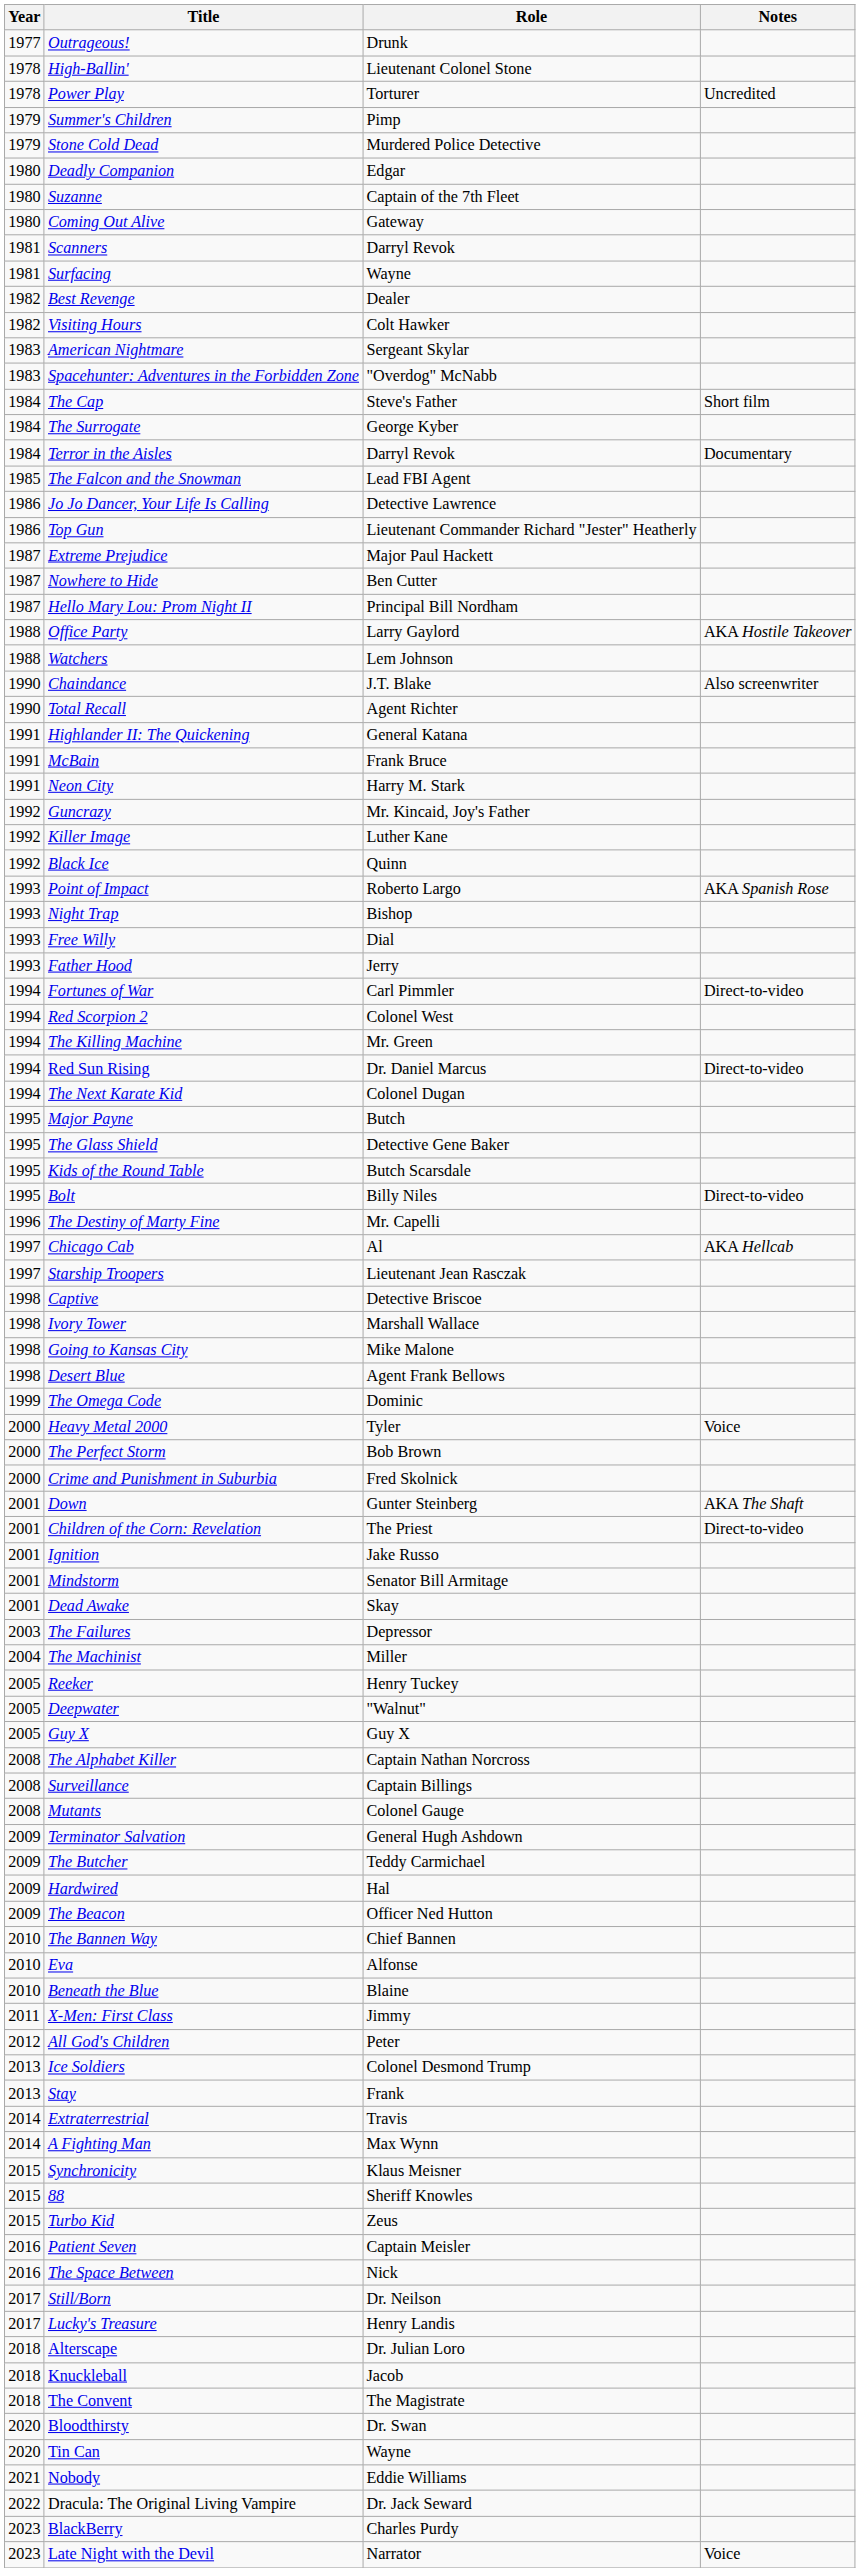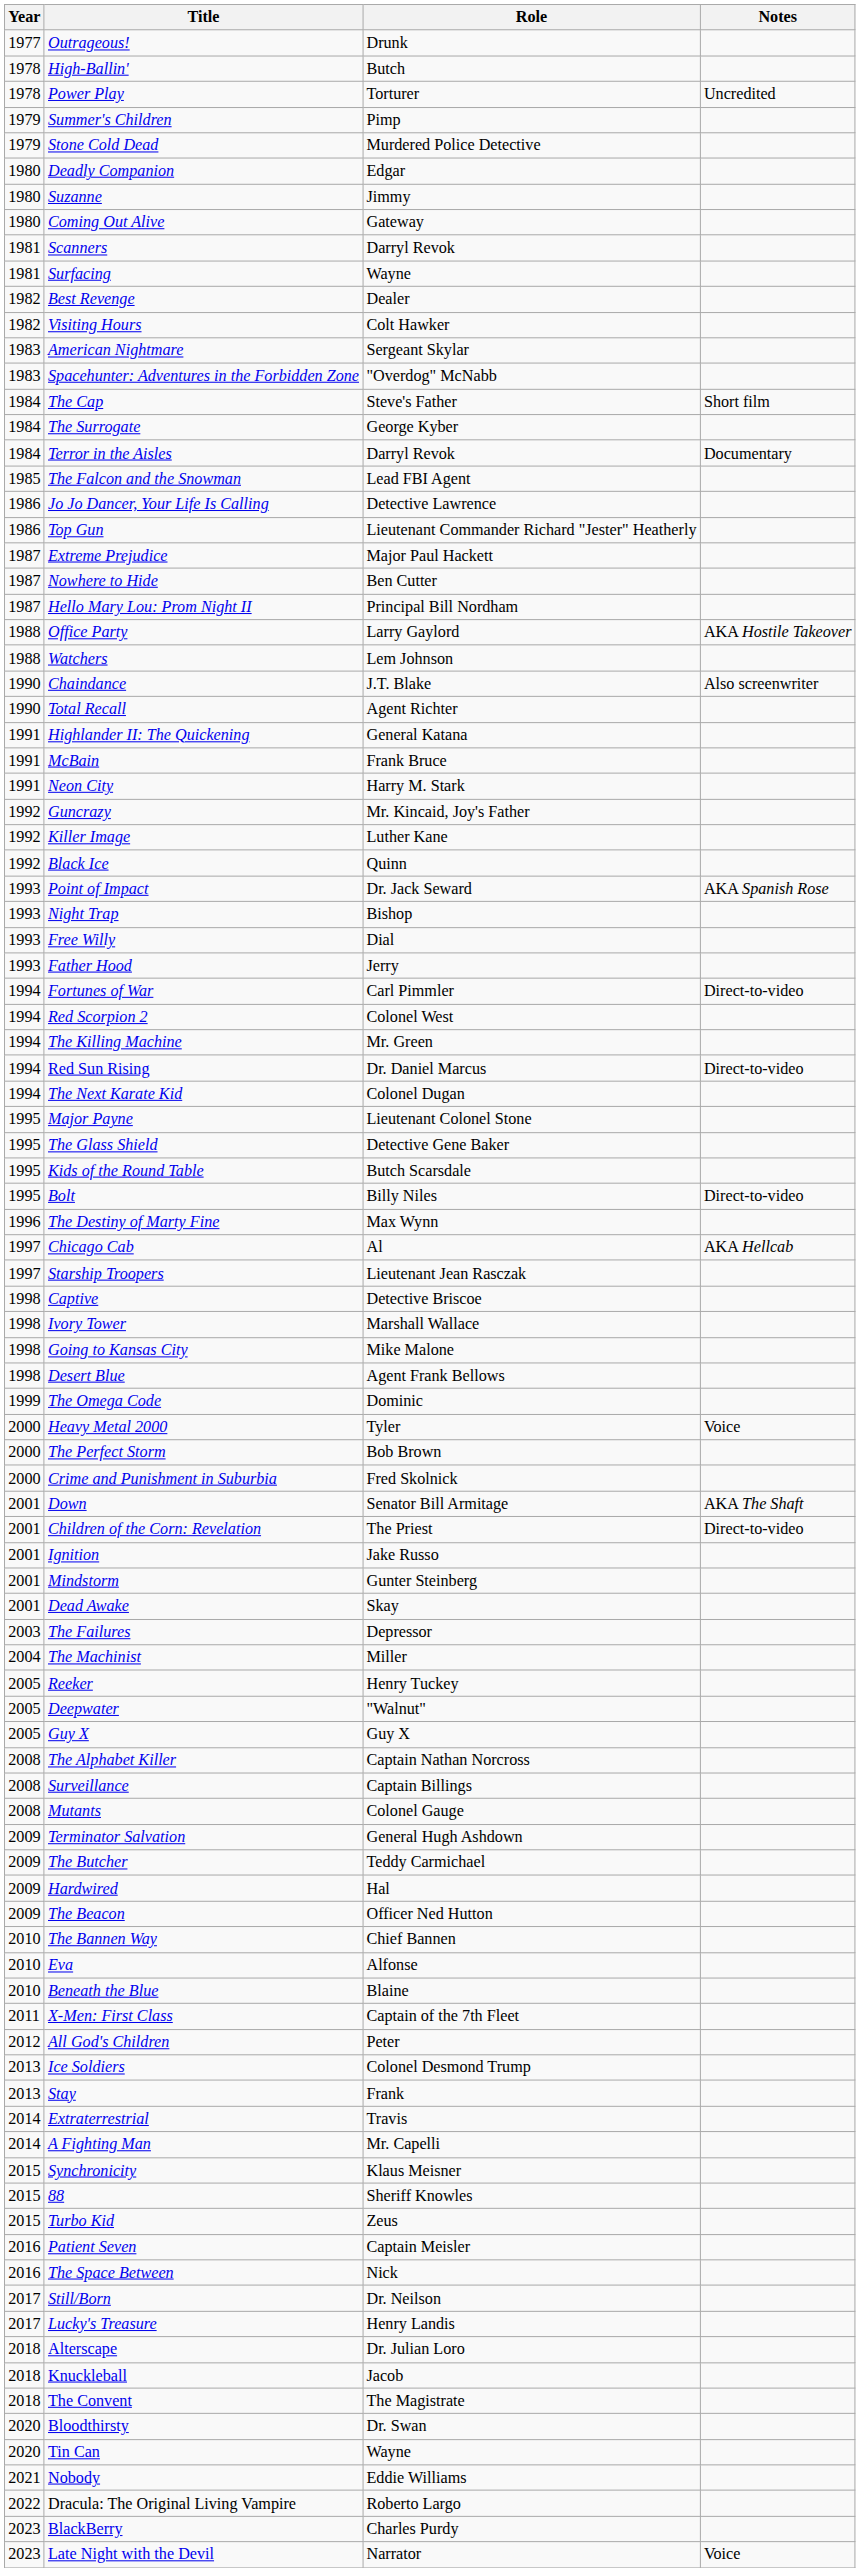(449, 68) Lieutenant Colonel Stone -> (386, 68) Butch
(443, 196) Captain of the 7th Fleet -> (388, 196) Jimmy
(414, 888) Roberto Largo -> (419, 888) Dr. Jack Seward
(386, 1119) Butch -> (449, 1119) Lieutenant Colonel Stone
(403, 1221) Mr. Capelli -> (402, 1221) Max Wynn
(422, 1503) Gunter Steinberg -> (437, 1503) Senator Bill Armitage
(437, 1580) Senator Bill Armitage -> (422, 1580) Gunter Steinberg
(388, 2016) Jimmy -> (443, 2016) Captain of the 7th Fleet
(402, 2144) Max Wynn -> (403, 2144) Mr. Capelli
(419, 2503) Dr. Jack Seward -> (414, 2503) Roberto Largo
